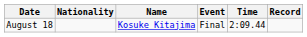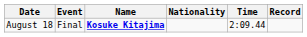columns swapped: (212, 11) <-> (85, 11)
(157, 25) normal -> (126, 25) bold
